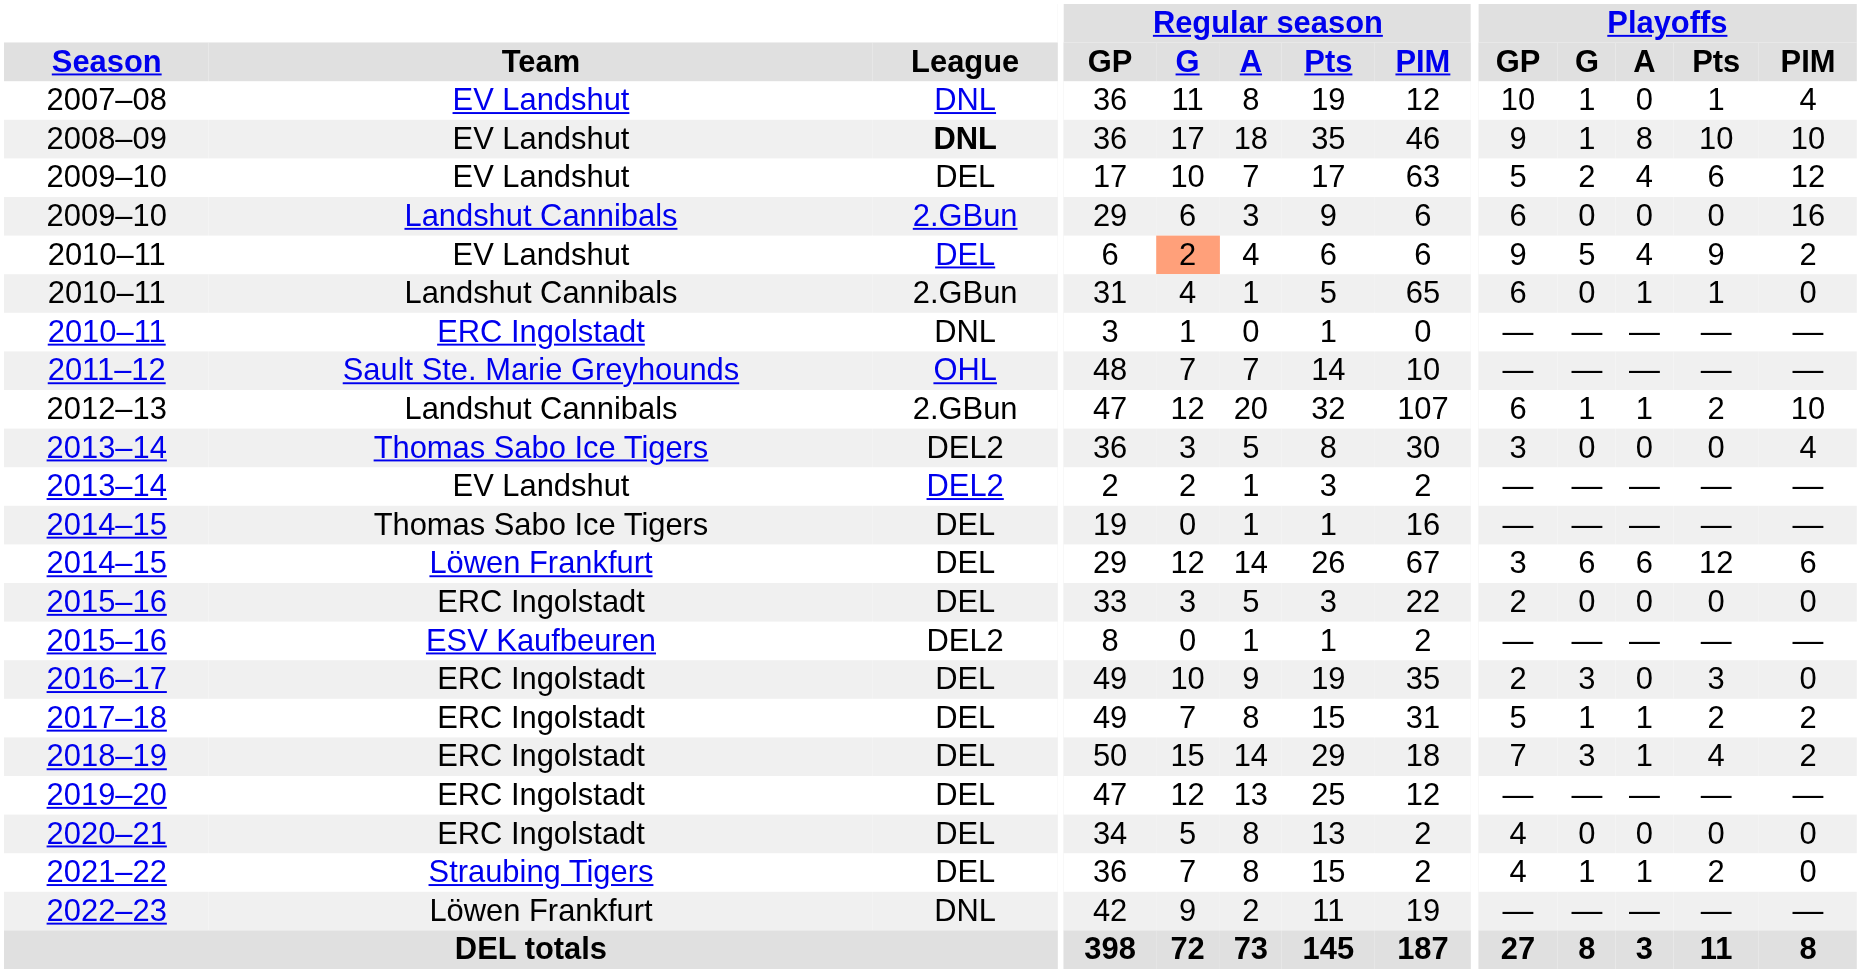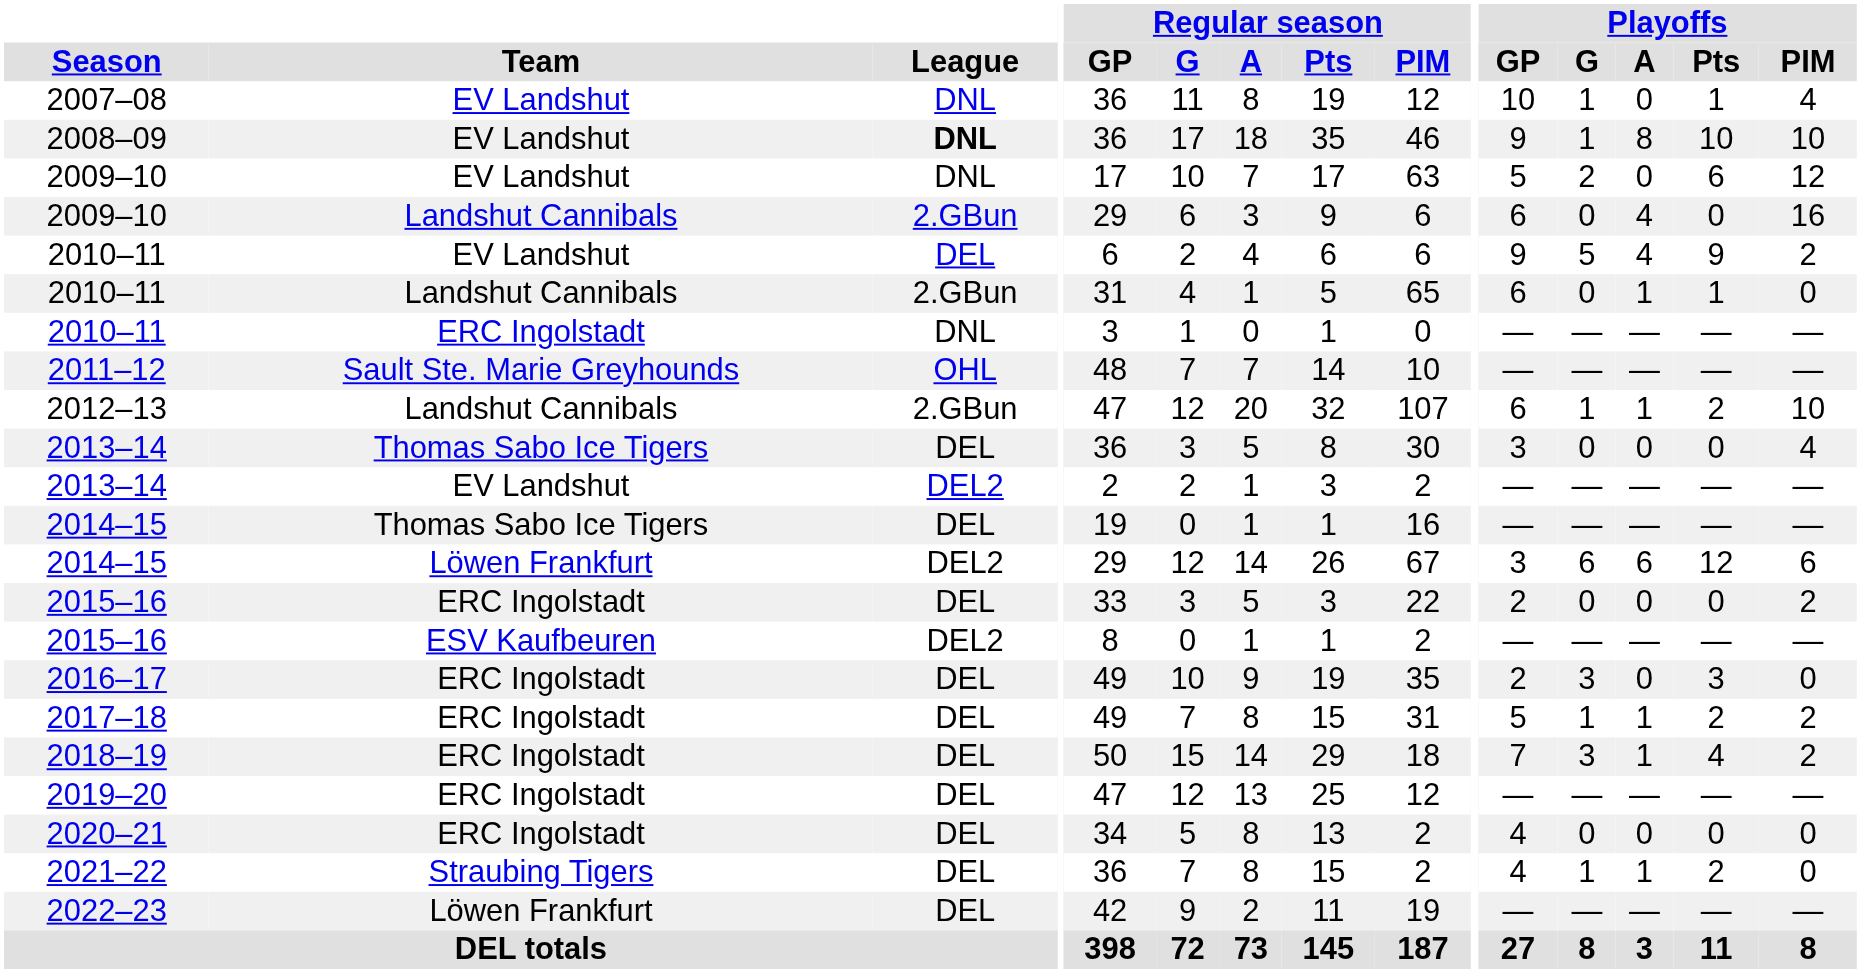(965, 177) DEL -> (965, 177) DNL
(1644, 177) 4 -> (1644, 177) 0
(1644, 215) 0 -> (1644, 215) 4
(1188, 254) lightsalmon background -> (1188, 254) no background
(965, 447) DEL2 -> (965, 447) DEL
(965, 563) DEL -> (965, 563) DEL2
(1808, 601) 0 -> (1808, 601) 2
(965, 910) DNL -> (965, 910) DEL
